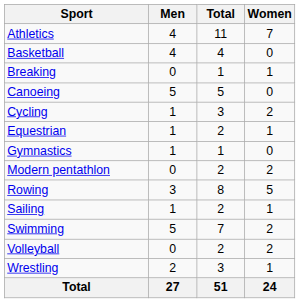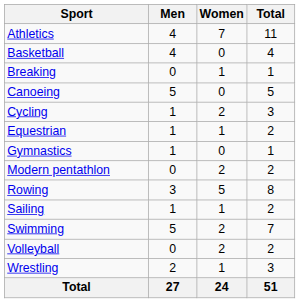columns swapped: (270, 14) <-> (221, 14)
